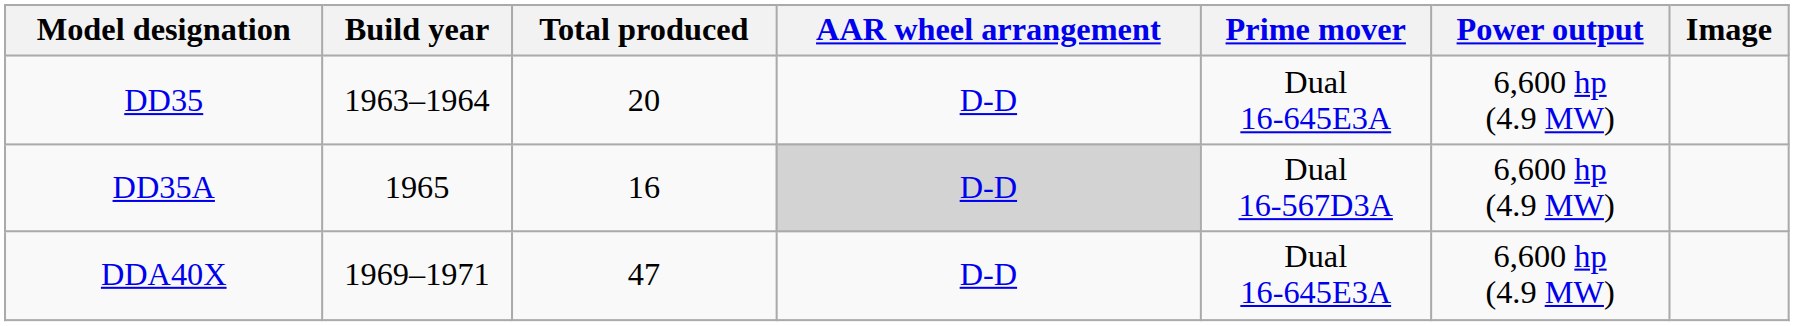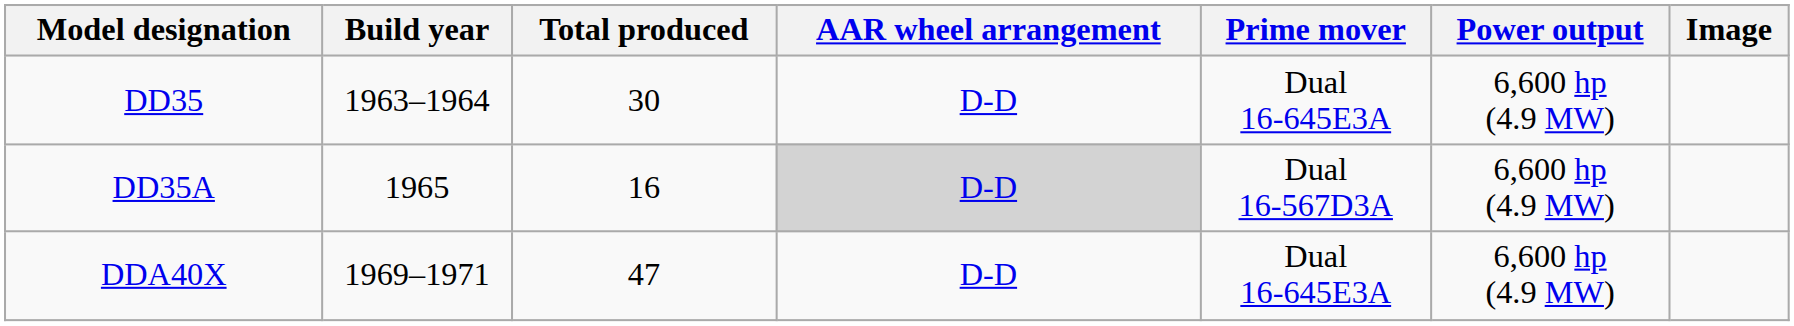(644, 99) 20 -> (644, 99) 30
